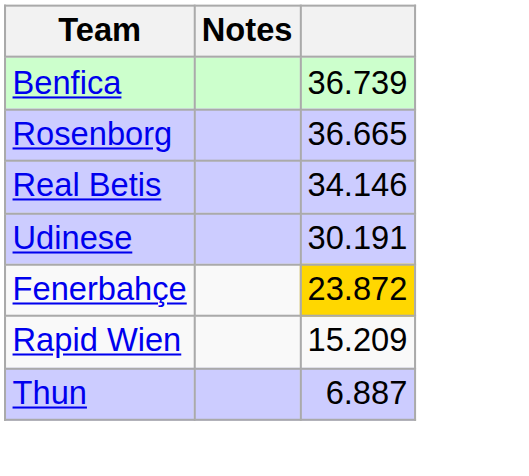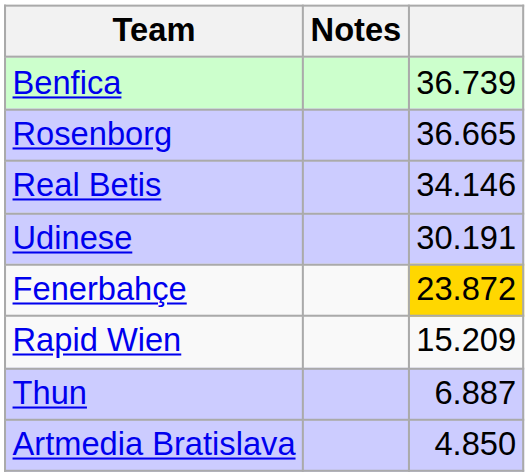+ row: (154, 445)
